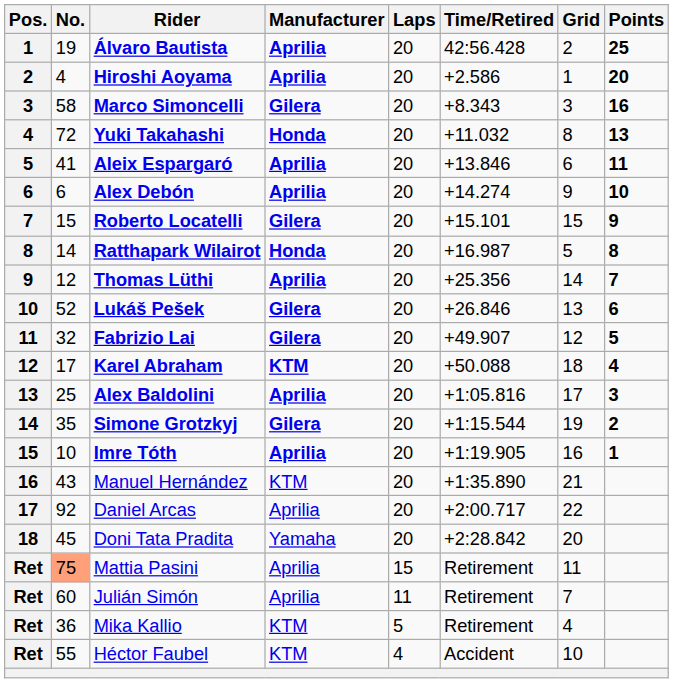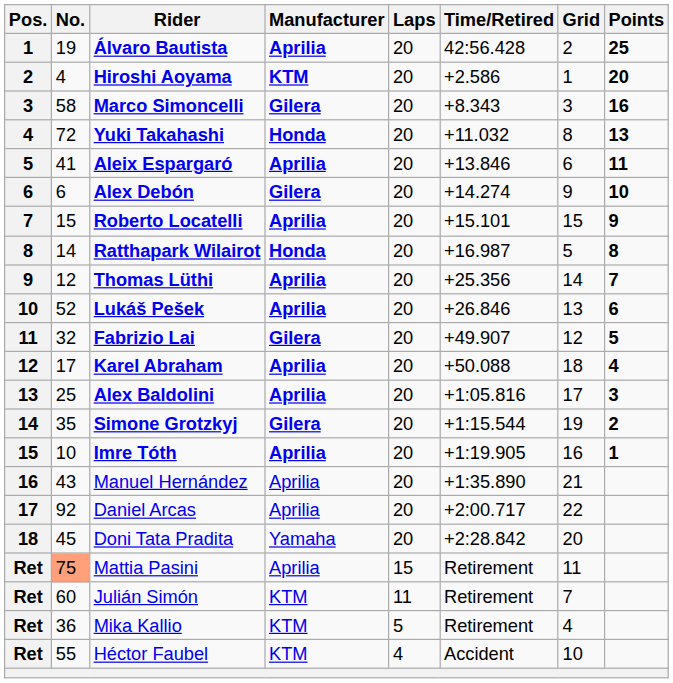(297, 77) Aprilia -> (289, 77) KTM
(297, 192) Aprilia -> (295, 192) Gilera
(295, 221) Gilera -> (297, 221) Aprilia
(295, 308) Gilera -> (297, 308) Aprilia
(289, 366) KTM -> (297, 366) Aprilia
(288, 481) KTM -> (294, 481) Aprilia
(294, 597) Aprilia -> (288, 597) KTM
